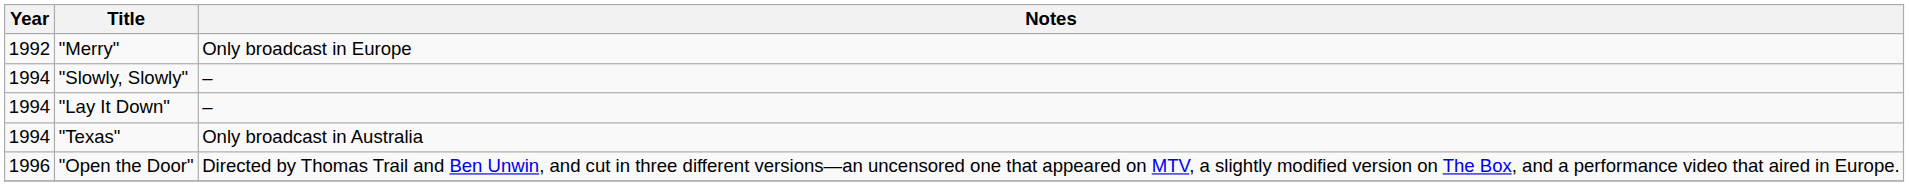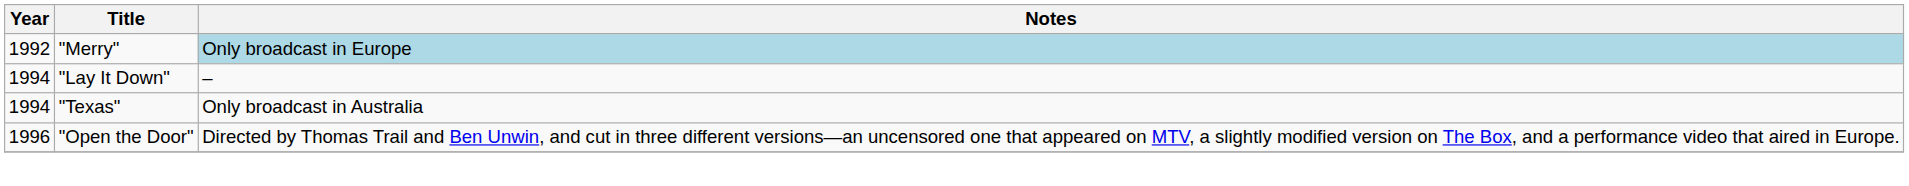(307, 48) no background -> (307, 48) lightblue background
- row: (123, 78)
